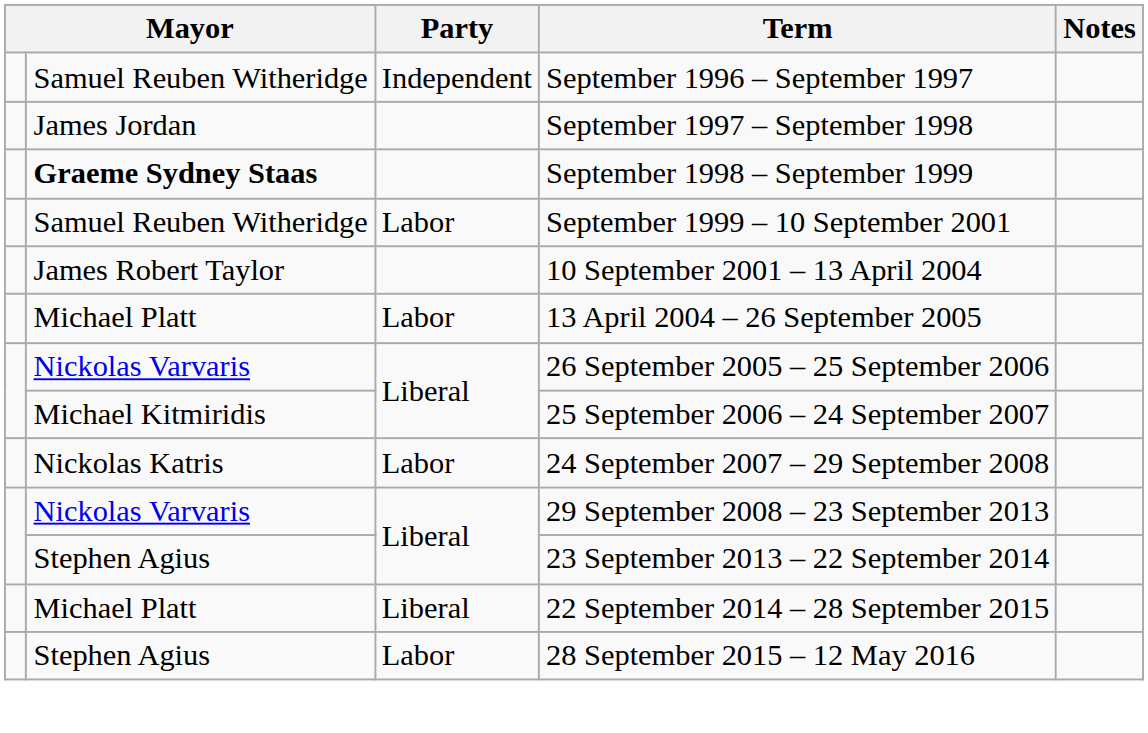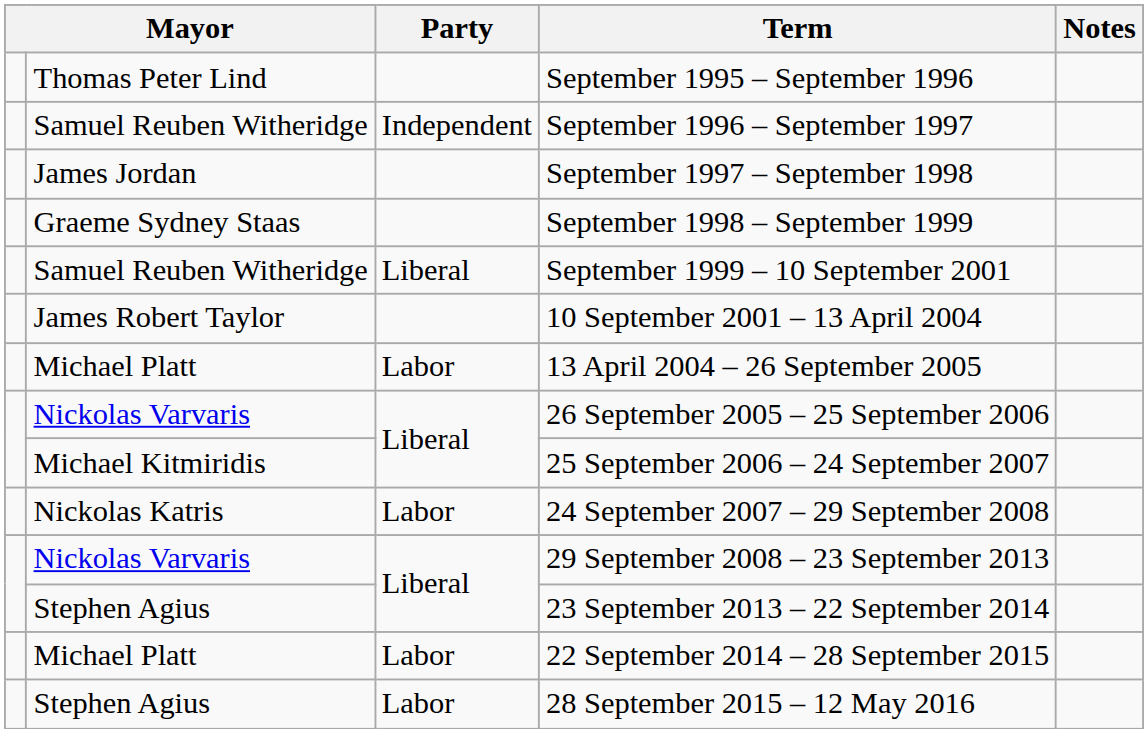+ row: (760, 76)
(175, 173) bold -> (167, 221) normal
(418, 221) Labor -> (426, 269) Liberal
(426, 607) Liberal -> (418, 655) Labor
